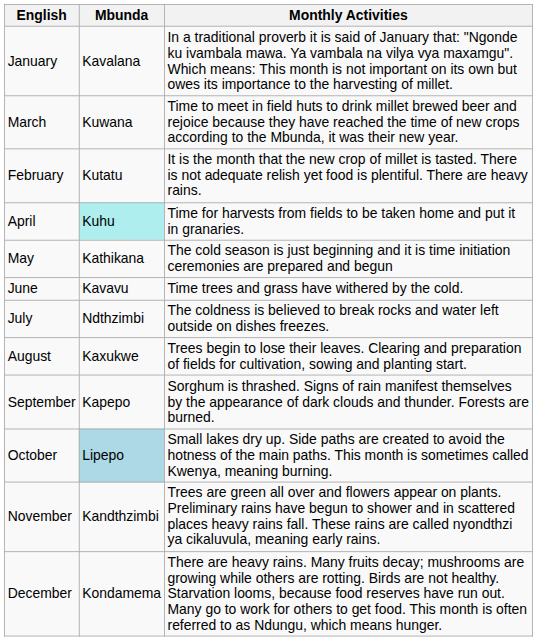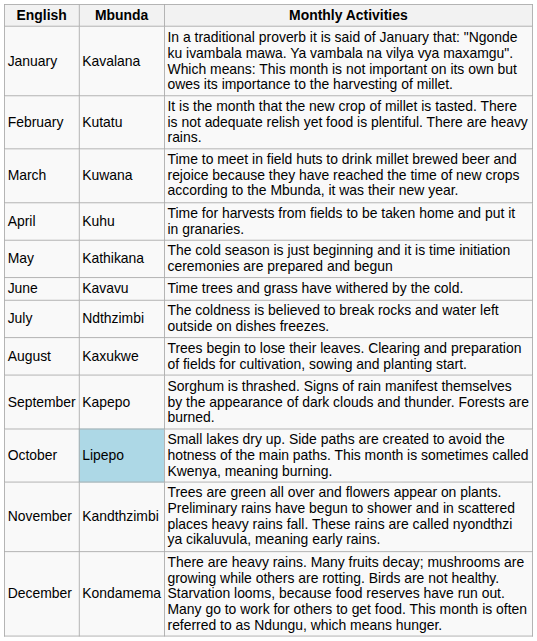rows swapped: (35, 175) <-> (27, 122)
(98, 221) paleturquoise background -> (98, 221) no background
